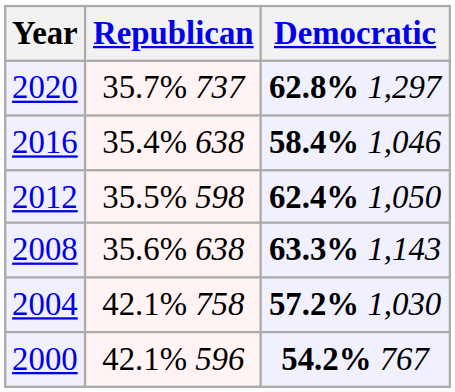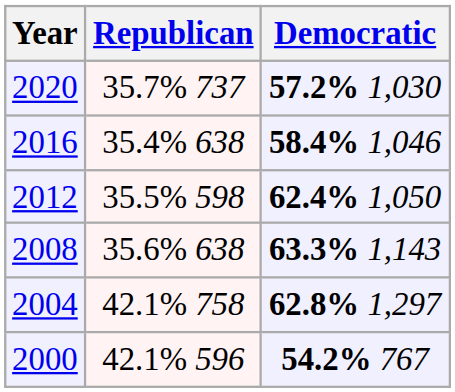(355, 87) 62.8% 1,297 -> (355, 87) 57.2% 1,030
(355, 304) 57.2% 1,030 -> (355, 304) 62.8% 1,297
